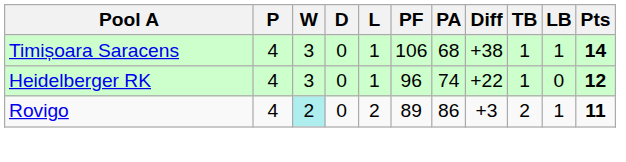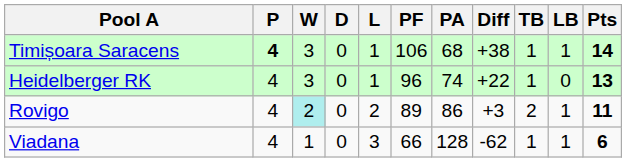(273, 50) normal -> (273, 50) bold
(596, 80) 12 -> (602, 80) 13
+ row: (44, 141)
